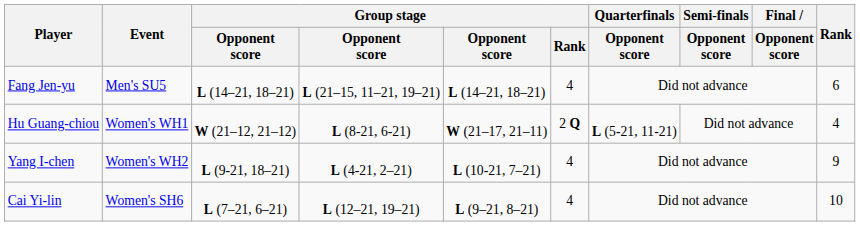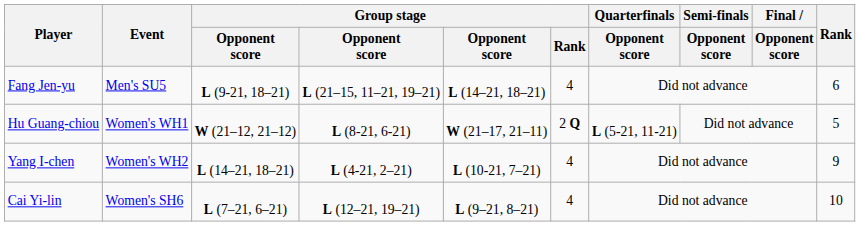(245, 93) L (14–21, 18–21) -> (245, 93) L (9-21, 18–21)
(836, 124) 4 -> (836, 124) 5
(245, 171) L (9-21, 18–21) -> (245, 171) L (14–21, 18–21)
